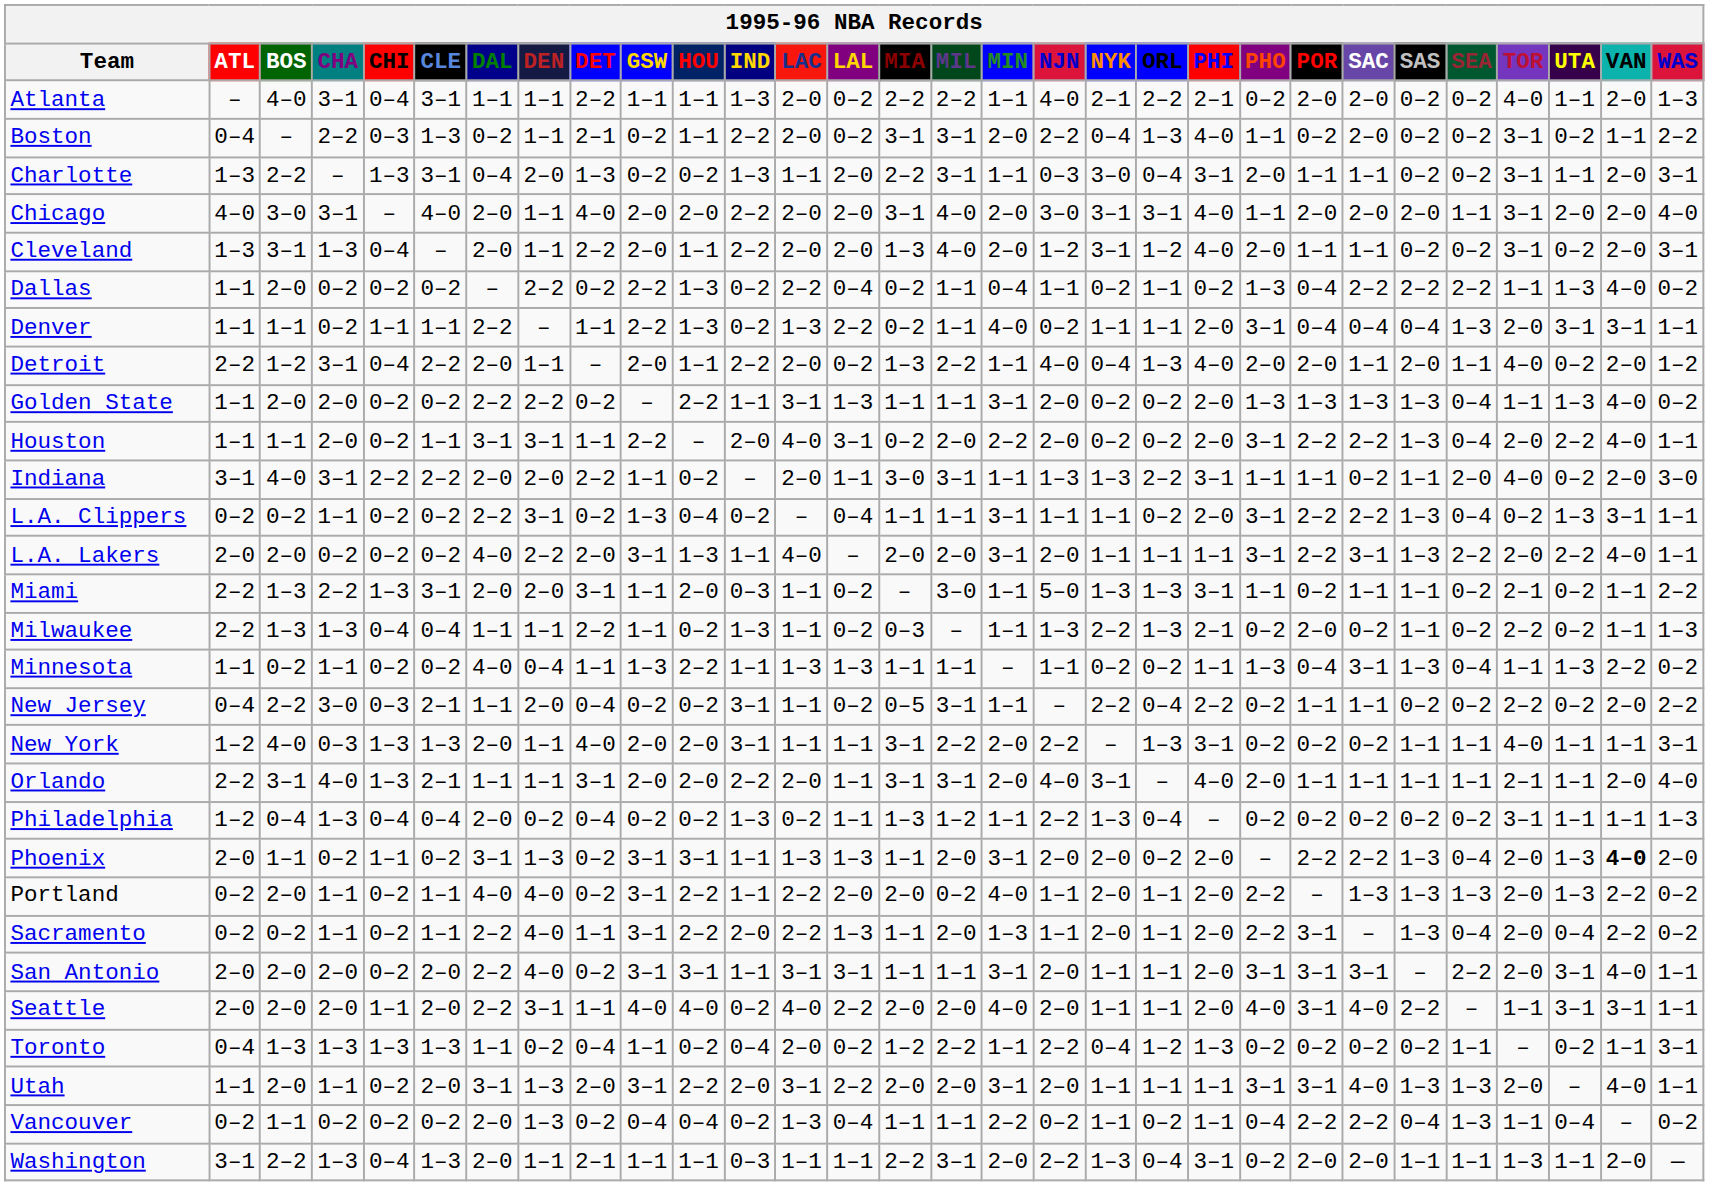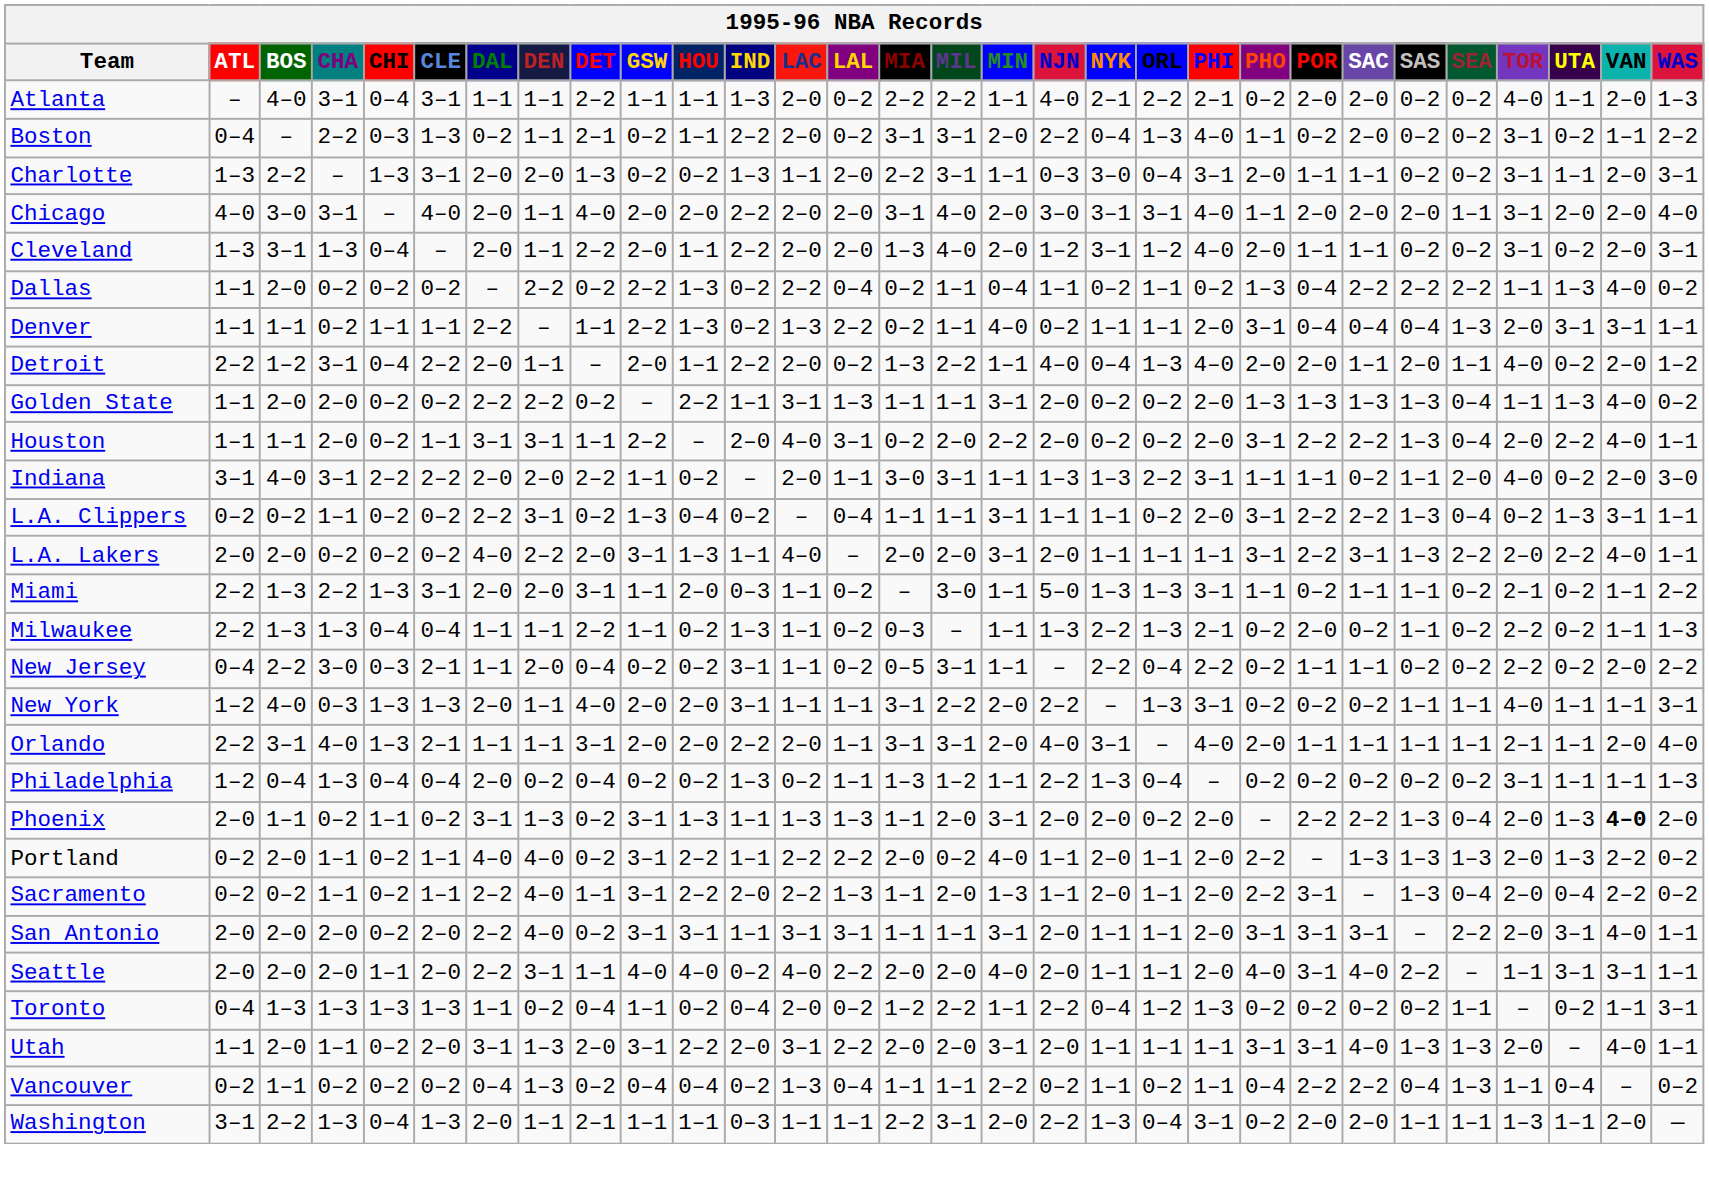(492, 175) 0–4 -> (492, 175) 2–0
- row: (71, 669)
(698, 858) 3–1 -> (698, 820) 1–3
(853, 896) 2–0 -> (853, 858) 2–2
(492, 1124) 2–0 -> (492, 1086) 0–4
